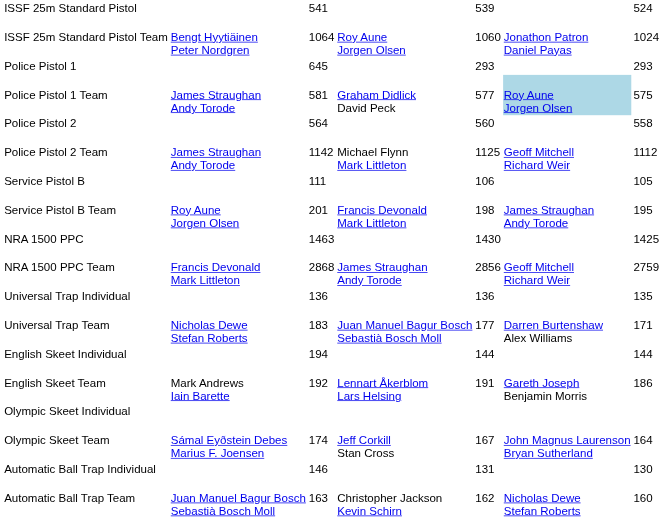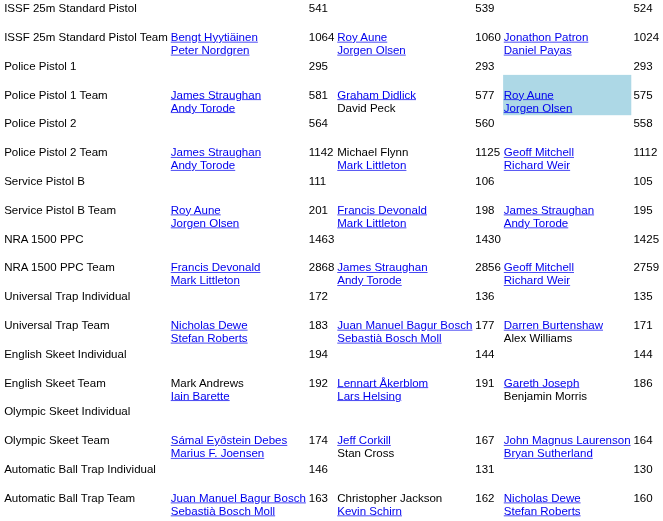(318, 66) 645 -> (318, 66) 295
(318, 296) 136 -> (318, 296) 172
